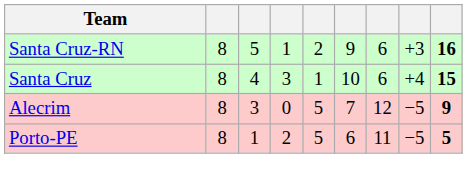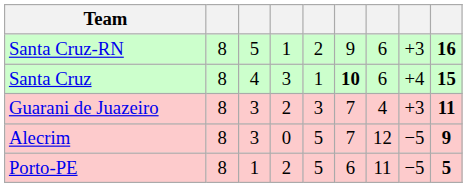(350, 78) normal -> (350, 78) bold
+ row: (84, 108)
